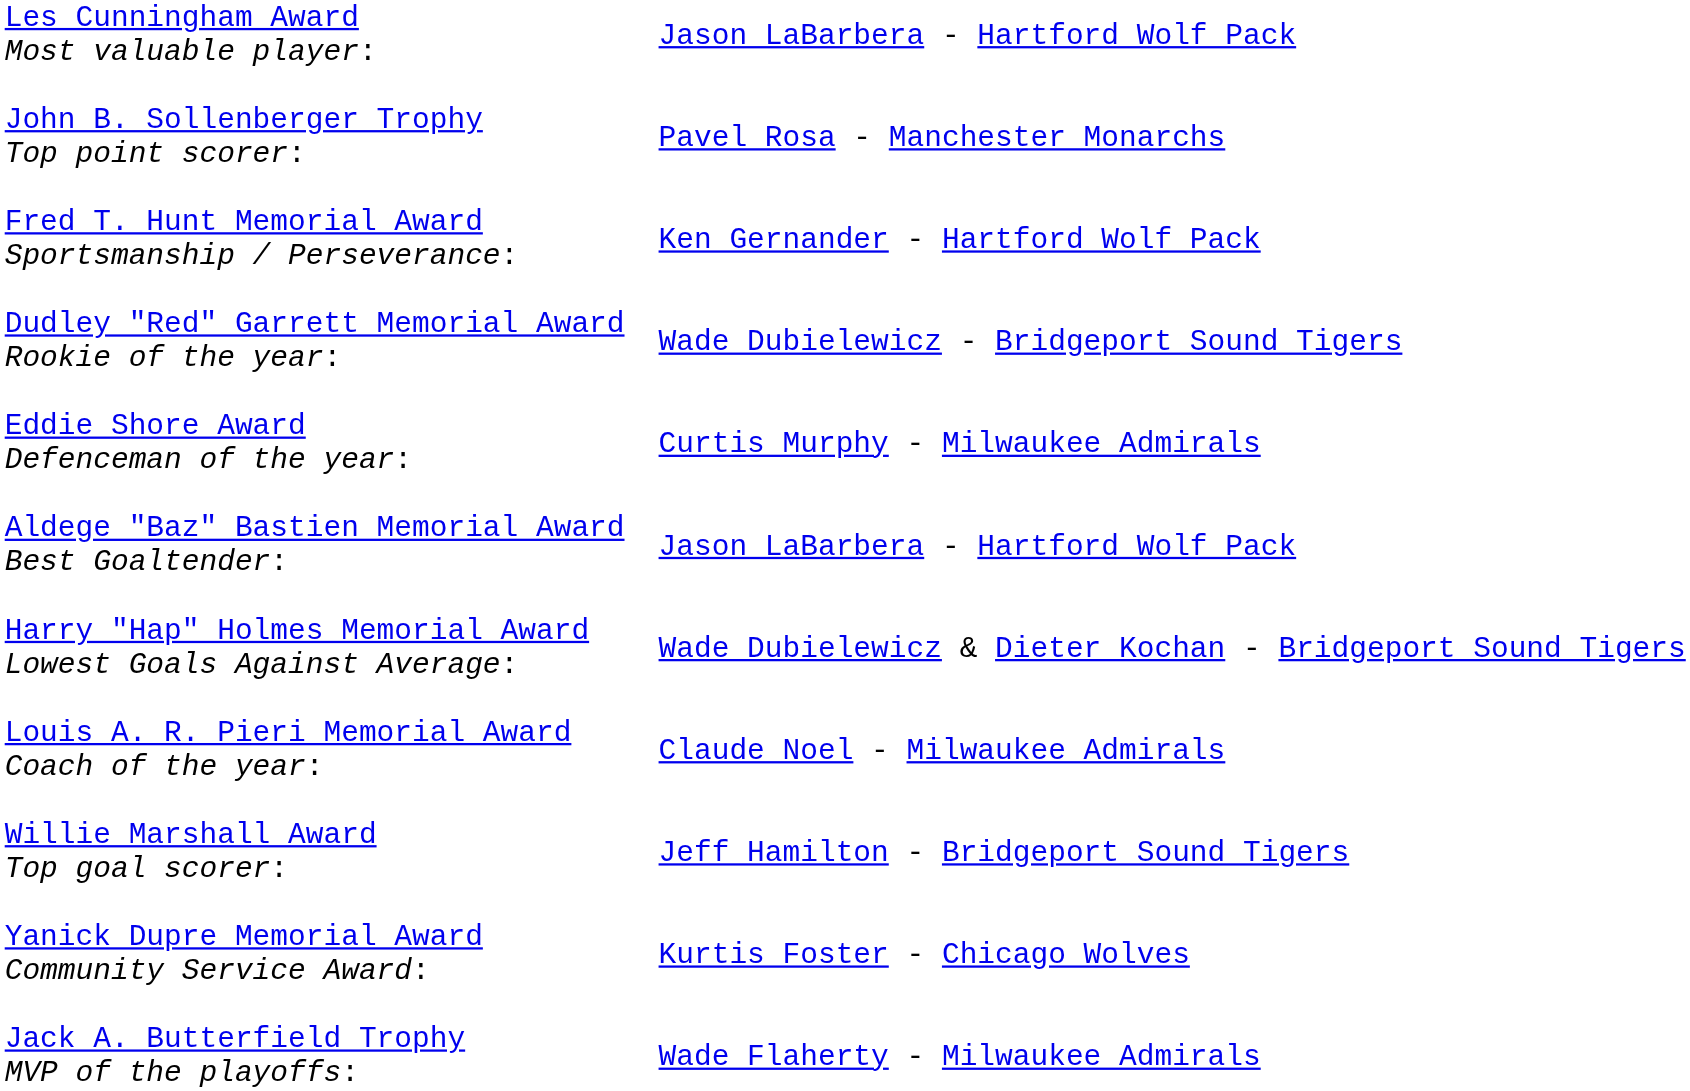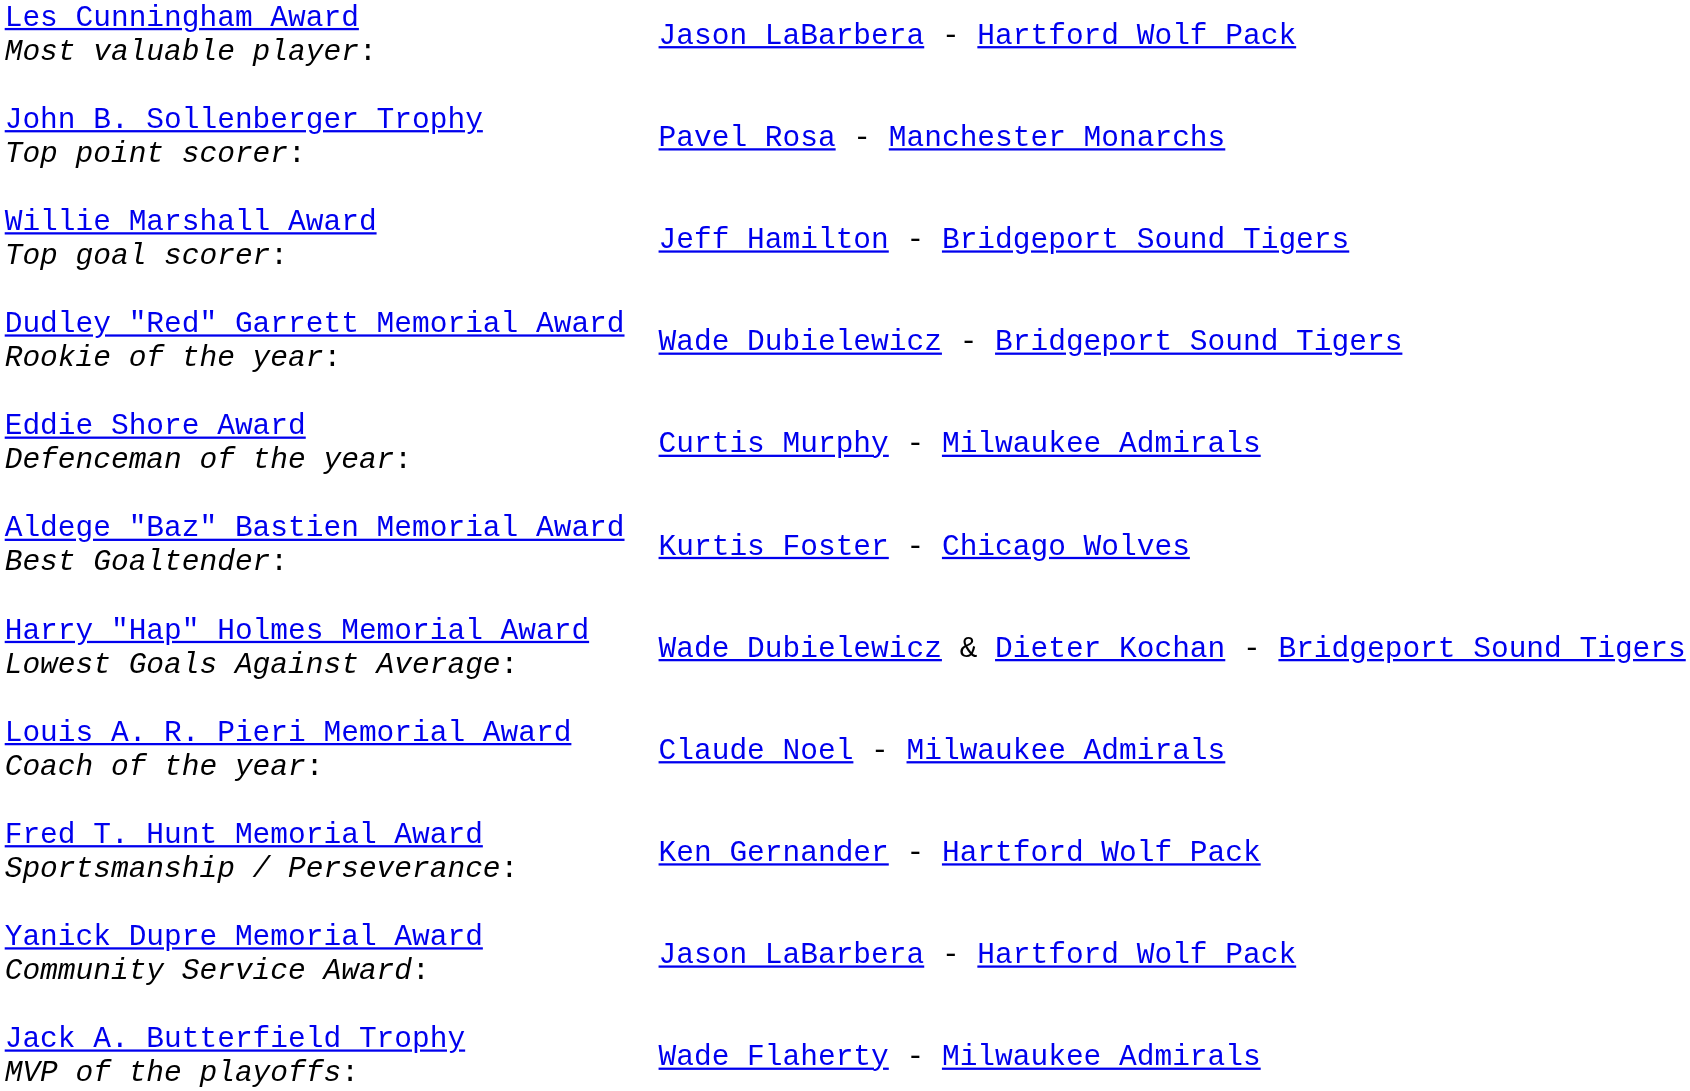rows swapped: (191, 852) <-> (261, 239)
(977, 546) Jason LaBarbera - Hartford Wolf Pack -> (924, 546) Kurtis Foster - Chicago Wolves
(924, 954) Kurtis Foster - Chicago Wolves -> (977, 954) Jason LaBarbera - Hartford Wolf Pack
